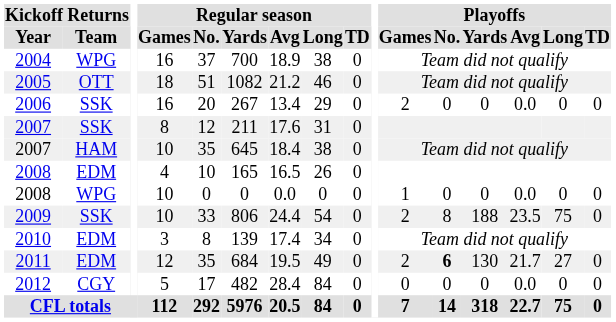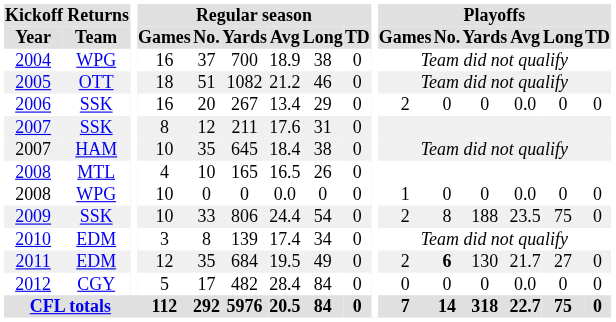(96, 171) EDM -> (96, 171) MTL
